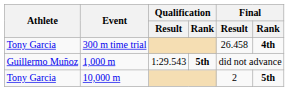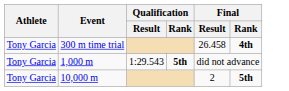(42, 62) Guillermo Muñoz -> (31, 62) Tony Garcia
